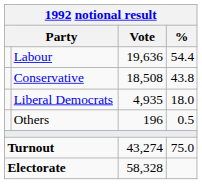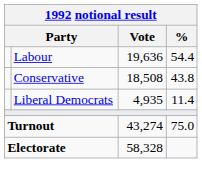(182, 99) 18.0 -> (183, 99) 11.4
- row: (31, 120)
